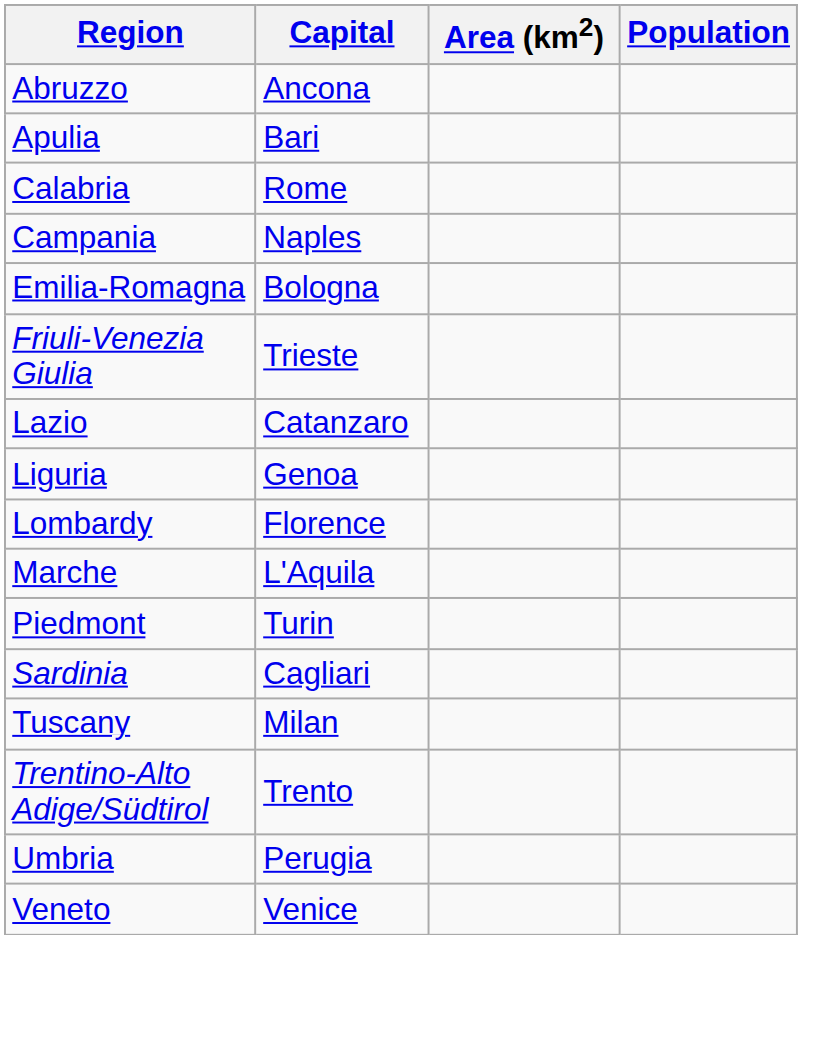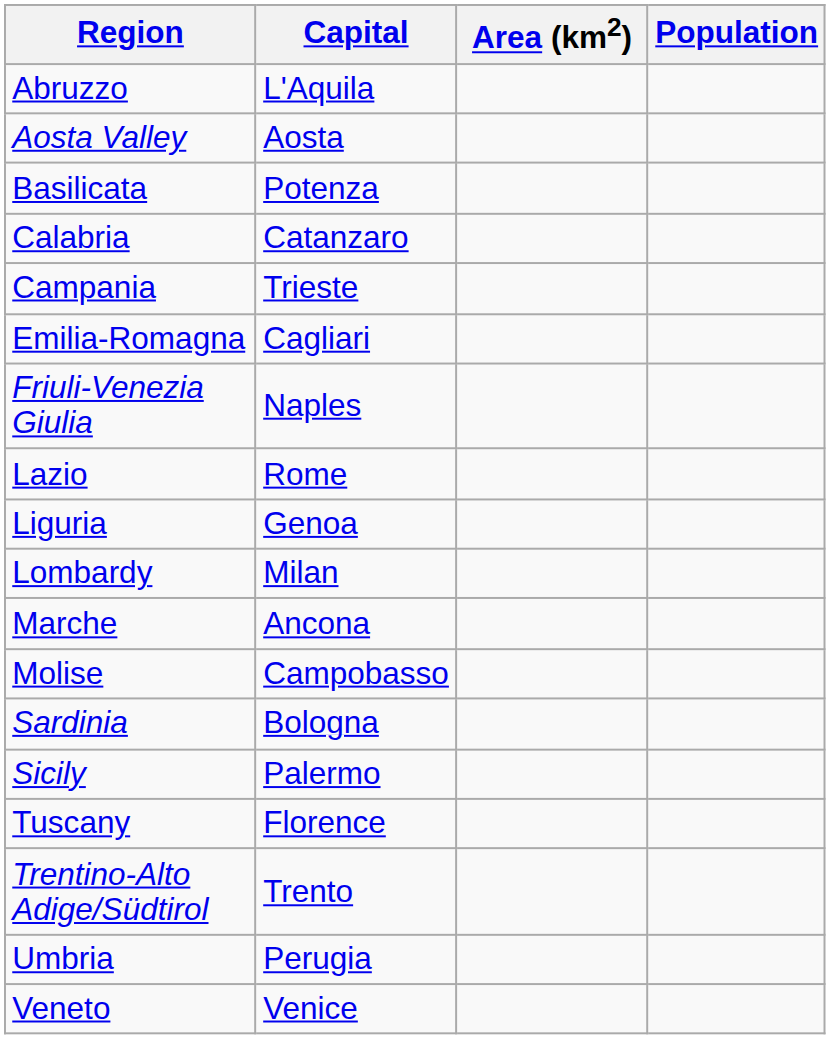(317, 88) Ancona -> (319, 88) L'Aquila
+ row: (99, 137)
- row: (56, 137)
+ row: (80, 187)
(305, 187) Rome -> (336, 237) Catanzaro
(312, 237) Naples -> (311, 287) Trieste
(321, 287) Bologna -> (317, 337) Cagliari
(311, 355) Trieste -> (312, 405) Naples
(336, 423) Catanzaro -> (305, 473) Rome
(324, 523) Florence -> (301, 573) Milan
(319, 573) L'Aquila -> (317, 623) Ancona
+ row: (58, 673)
- row: (79, 623)
(317, 673) Cagliari -> (321, 723) Bologna
+ row: (49, 773)
(301, 723) Milan -> (324, 823) Florence
